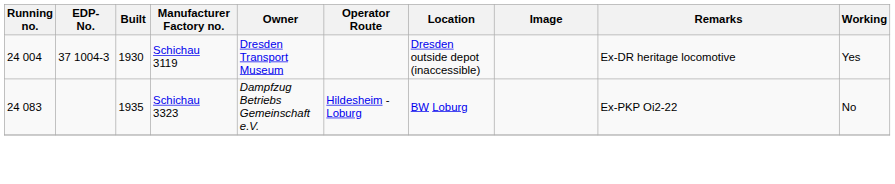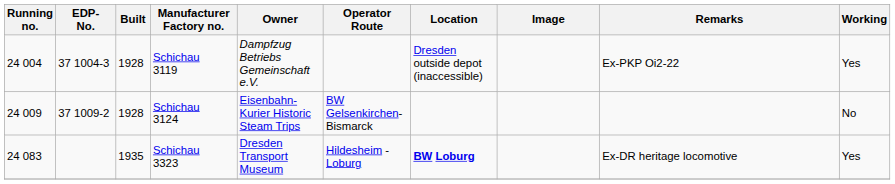(131, 57) 1930 -> (131, 63) 1928
(264, 57) Dresden Transport Museum -> (275, 63) Dampfzug Betriebs Gemeinschaft e.V.
(668, 57) Ex-DR heritage locomotive -> (641, 63) Ex-PKP Oi2-22
+ row: (176, 113)
(275, 107) Dampfzug Betriebs Gemeinschaft e.V. -> (264, 157) Dresden Transport Museum
(439, 107) normal -> (444, 157) bold
(639, 107) Ex-PKP Oi2-22 -> (670, 157) Ex-DR heritage locomotive
(849, 107) No -> (851, 157) Yes
